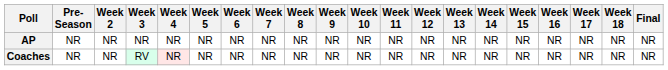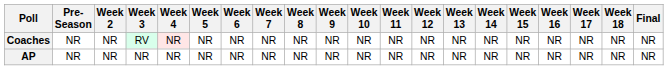rows swapped: (28, 41) <-> (28, 57)
